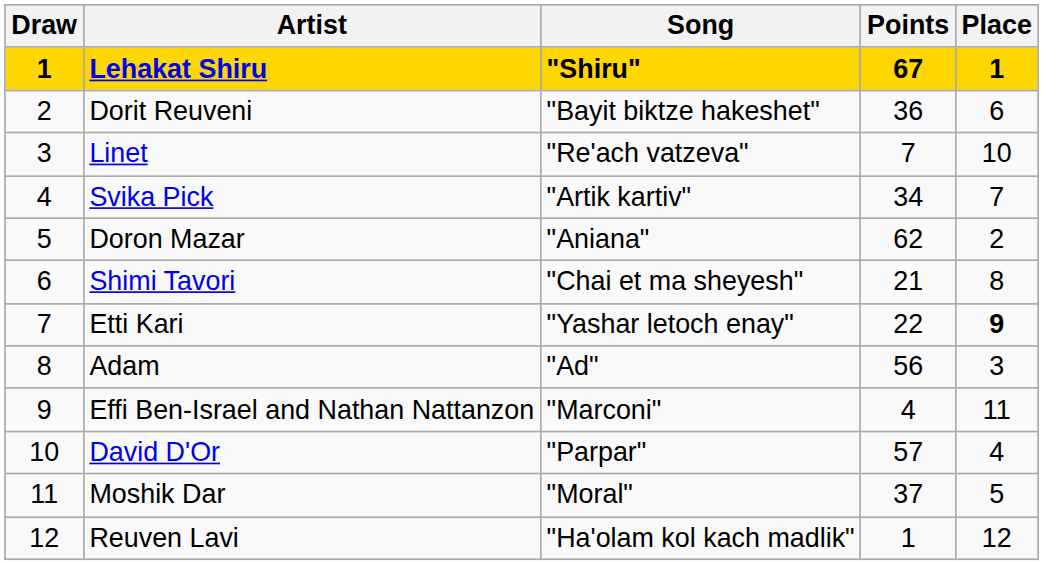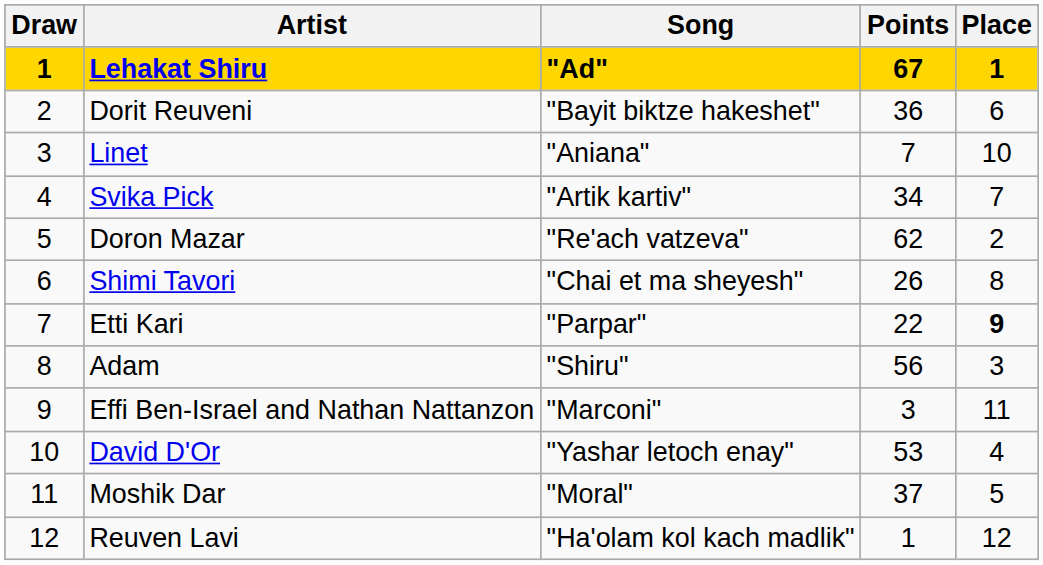(594, 68) "Shiru" -> (577, 68) "Ad"
(648, 153) "Re'ach vatzeva" -> (598, 153) "Aniana"
(598, 238) "Aniana" -> (648, 238) "Re'ach vatzeva"
(908, 281) 21 -> (908, 281) 26
(670, 324) "Yashar letoch enay" -> (596, 324) "Parpar"
(573, 366) "Ad" -> (588, 366) "Shiru"
(908, 409) 4 -> (908, 409) 3
(596, 452) "Parpar" -> (670, 452) "Yashar letoch enay"
(908, 452) 57 -> (908, 452) 53
